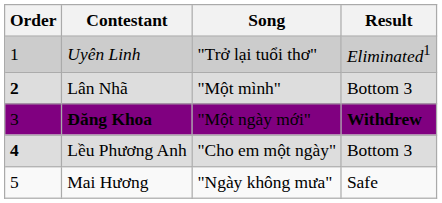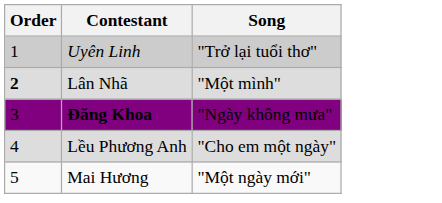- column: (389, 20)
(254, 119) "Một ngày mới" -> (265, 115) "Ngày không mưa"
(14, 151) bold -> (14, 146) normal
(265, 182) "Ngày không mưa" -> (254, 177) "Một ngày mới"
